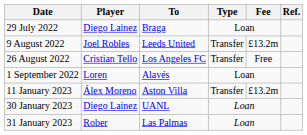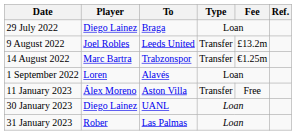+ row: (38, 59)
- row: (38, 59)
(263, 91) £13.2m -> (252, 91) Free
